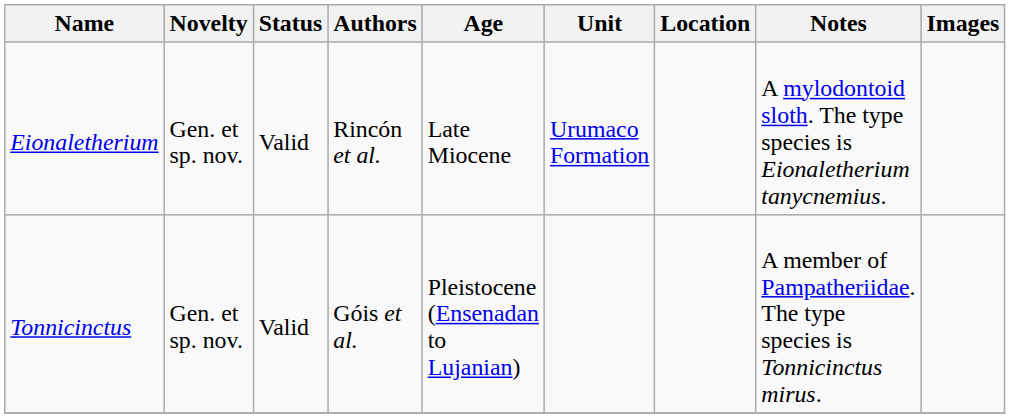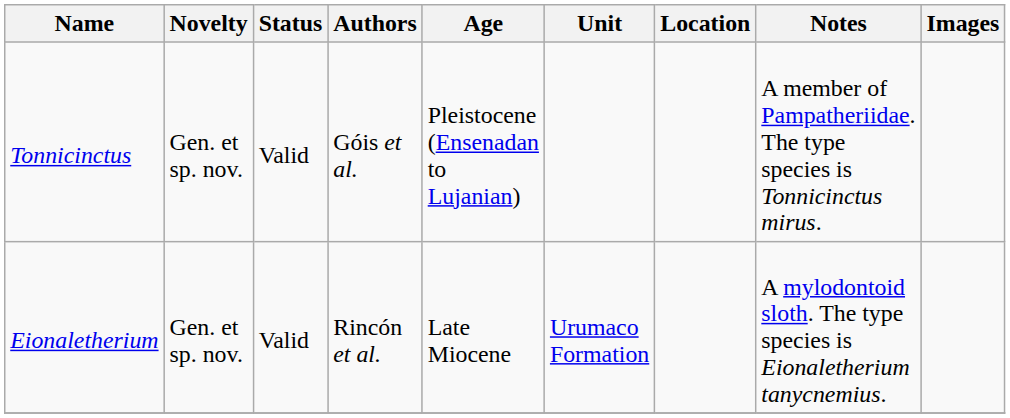rows swapped: (84, 141) <-> (71, 326)
